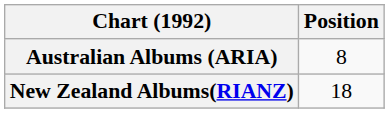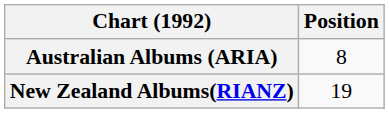(341, 90) 18 -> (341, 90) 19
